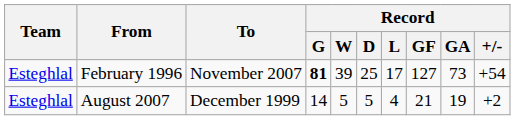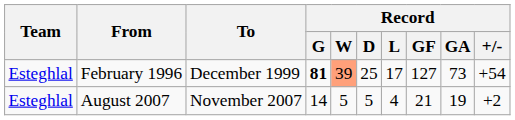(246, 73) November 2007 -> (245, 73) December 1999
(344, 73) no background -> (344, 73) lightsalmon background
(245, 100) December 1999 -> (246, 100) November 2007
